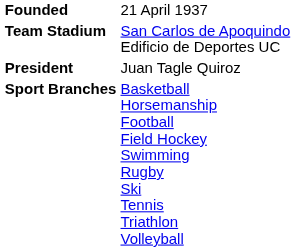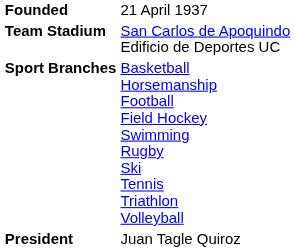rows swapped: (39, 68) <-> (61, 89)
